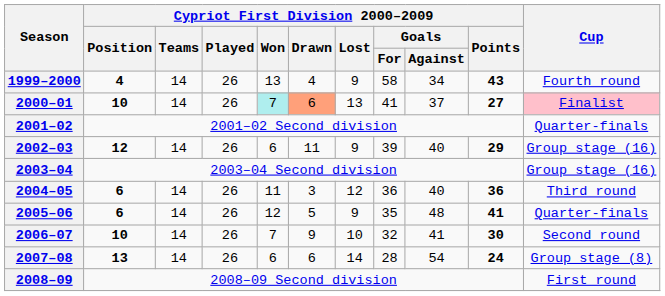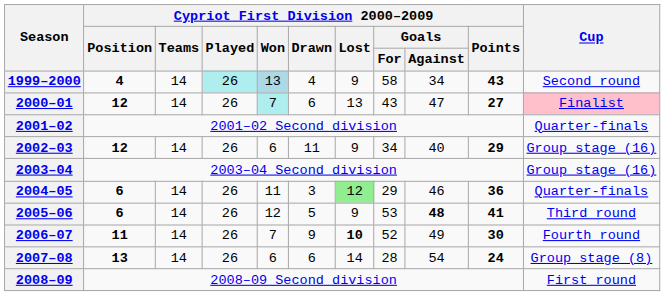(230, 82) no background -> (230, 82) paleturquoise background
(273, 82) no background -> (273, 82) lightblue background
(591, 82) Fourth round -> (591, 82) Second round
(120, 104) 10 -> (120, 104) 12
(312, 104) lightsalmon background -> (312, 104) no background
(390, 104) 41 -> (390, 104) 43
(437, 104) 37 -> (437, 104) 47
(390, 148) 39 -> (390, 148) 34
(355, 192) no background -> (355, 192) lightgreen background
(390, 192) 36 -> (390, 192) 29
(437, 192) 40 -> (437, 192) 46
(591, 192) Third round -> (591, 192) Quarter-finals
(390, 214) 35 -> (390, 214) 53
(437, 214) normal -> (437, 214) bold
(591, 214) Quarter-finals -> (591, 214) Third round
(120, 236) 10 -> (120, 236) 11
(355, 236) normal -> (355, 236) bold
(390, 236) 32 -> (390, 236) 52
(437, 236) 41 -> (437, 236) 49
(591, 236) Second round -> (591, 236) Fourth round
